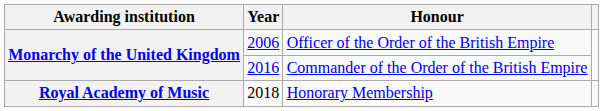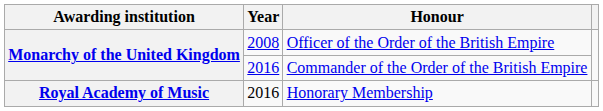(263, 42) 2006 -> (263, 42) 2008
(263, 93) 2018 -> (263, 93) 2016
